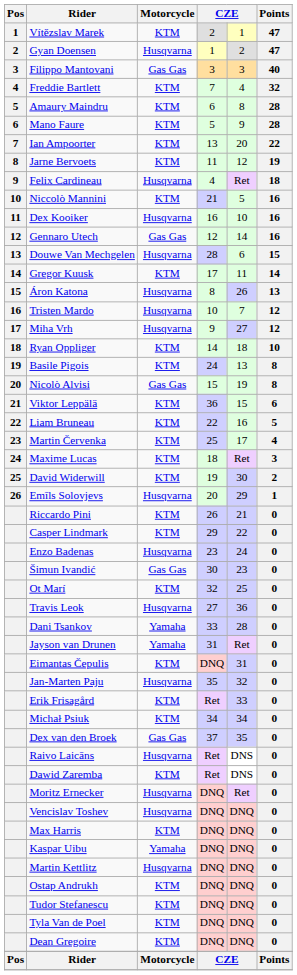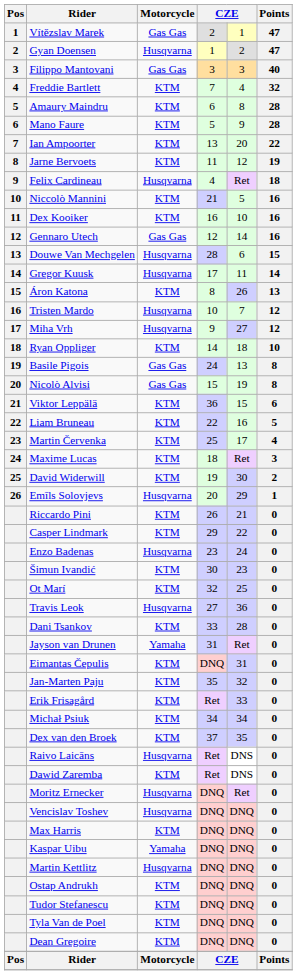(167, 32) KTM -> (167, 32) Gas Gas
(167, 217) Husqvarna -> (167, 217) KTM
(167, 273) KTM -> (167, 273) Husqvarna
(167, 292) Husqvarna -> (167, 292) KTM
(167, 366) KTM -> (167, 366) Gas Gas
(167, 570) Gas Gas -> (167, 570) KTM
(167, 626) Yamaha -> (167, 626) KTM
(167, 681) Husqvarna -> (167, 681) KTM
(167, 737) Gas Gas -> (167, 737) KTM
